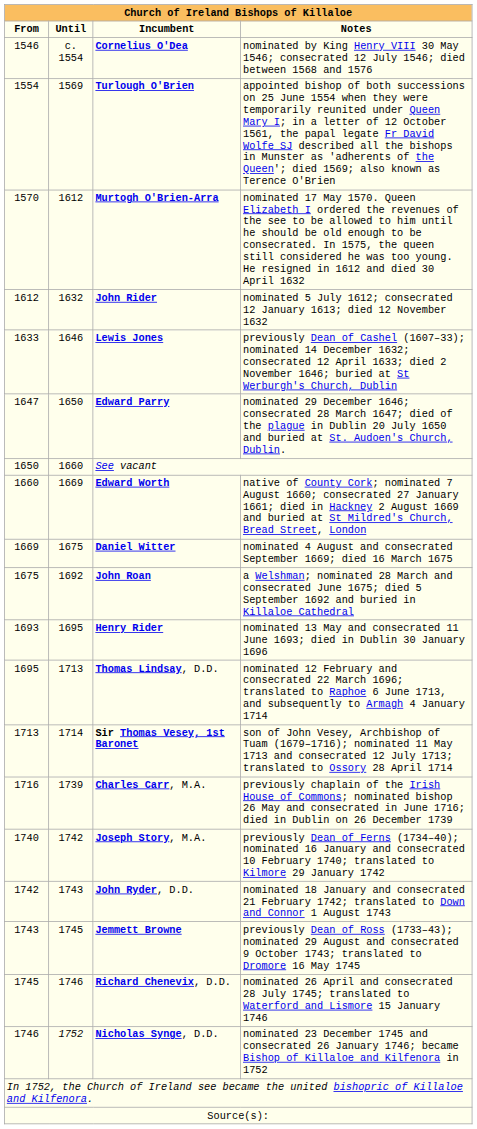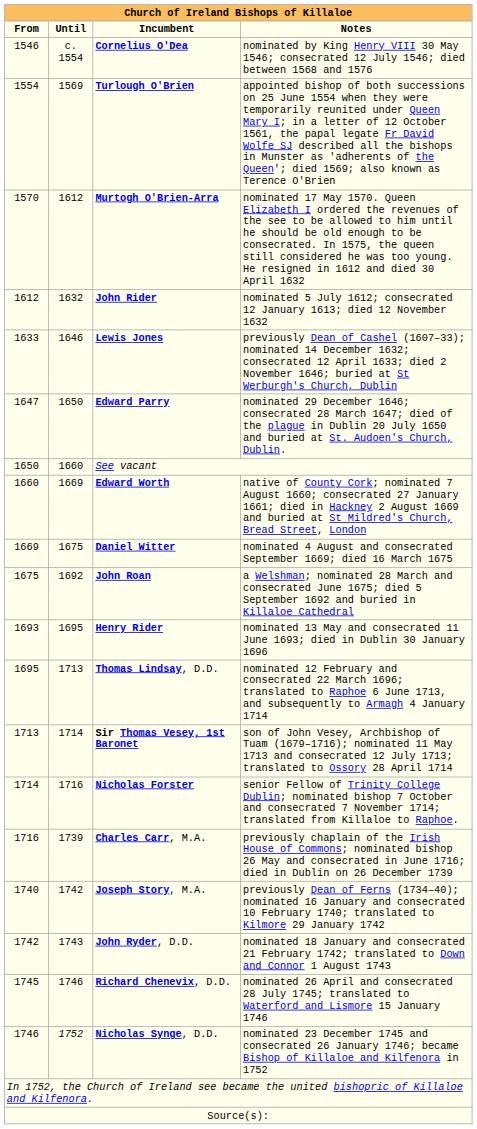+ row: (145, 785)
- row: (139, 930)
